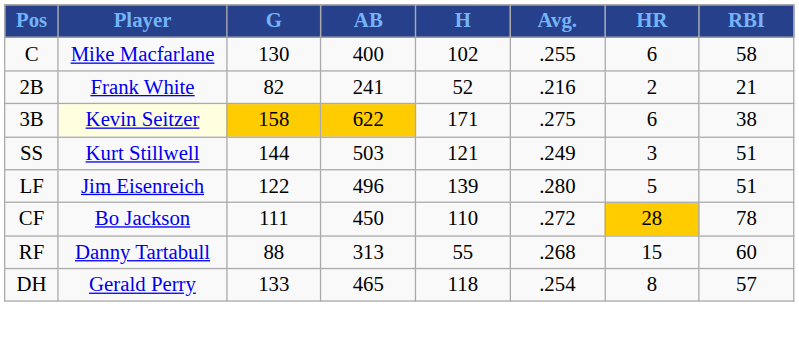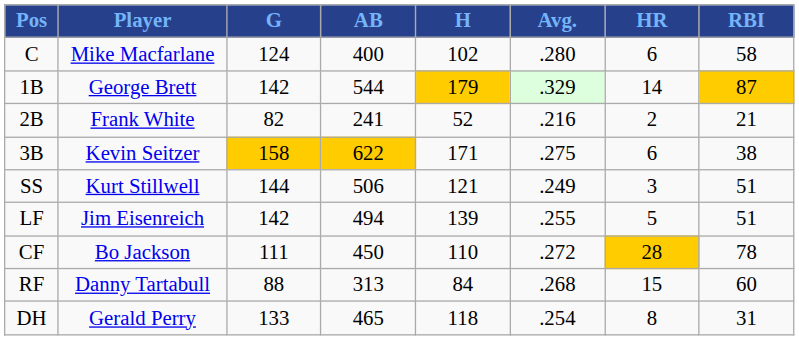(274, 53) 130 -> (274, 53) 124
(557, 53) .255 -> (557, 53) .280
+ row: (32, 86)
(143, 119) lightyellow background -> (143, 152) no background
(368, 152) 503 -> (368, 185) 506
(274, 185) 122 -> (274, 218) 142
(368, 185) 496 -> (368, 218) 494
(557, 185) .280 -> (557, 218) .255
(463, 251) 55 -> (463, 284) 84
(746, 284) 57 -> (746, 317) 31
